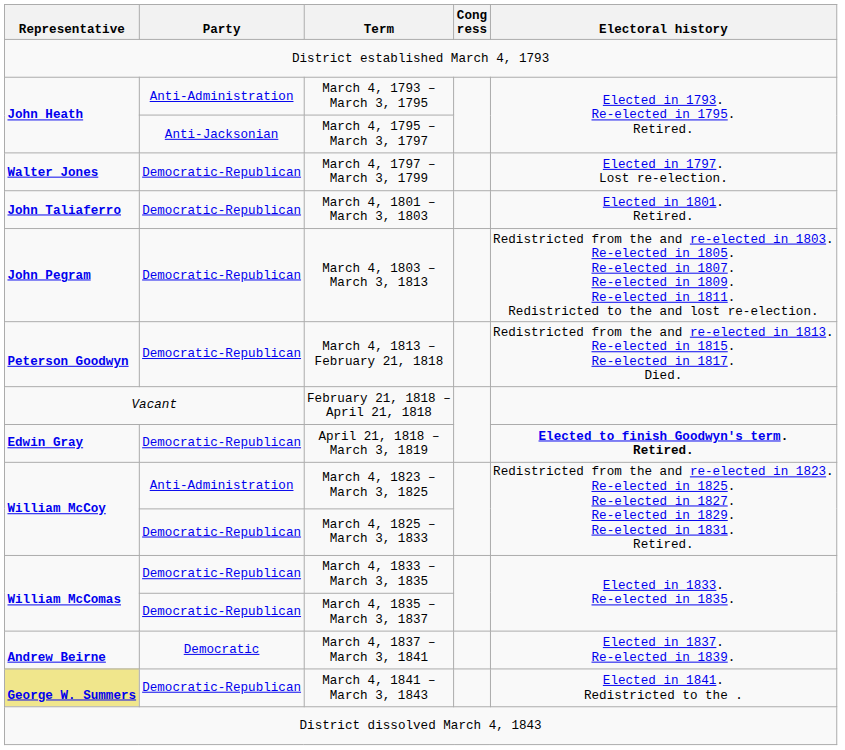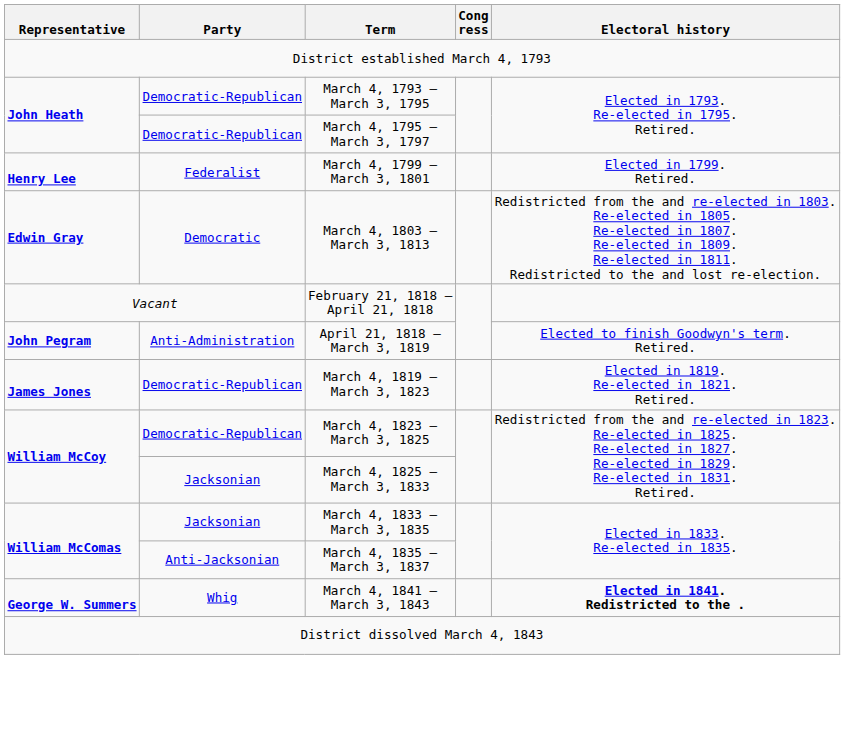(222, 96) Anti-Administration -> (222, 96) Democratic-Republican
(222, 134) Anti-Jacksonian -> (222, 134) Democratic-Republican
- row: (379, 172)
+ row: (380, 172)
- row: (379, 210)
(49, 275) John Pegram -> (45, 238) Edwin Gray
(222, 275) Democratic-Republican -> (222, 238) Democratic
- row: (379, 354)
(45, 443) Edwin Gray -> (49, 341) John Pegram
(222, 443) Democratic-Republican -> (222, 341) Anti-Administration
(663, 443) bold -> (665, 341) normal
+ row: (380, 385)
(222, 485) Anti-Administration -> (222, 433) Democratic-Republican
(222, 532) Democratic-Republican -> (222, 479) Jacksonian
(222, 574) Democratic-Republican -> (222, 522) Jacksonian
(222, 612) Democratic-Republican -> (222, 560) Anti-Jacksonian
- row: (379, 650)
(72, 695) khaki background -> (72, 605) no background
(222, 688) Democratic-Republican -> (222, 597) Whig
(663, 688) normal -> (665, 597) bold
